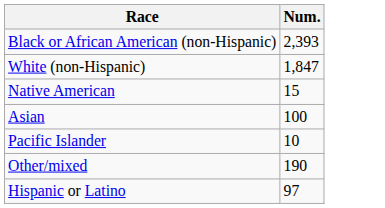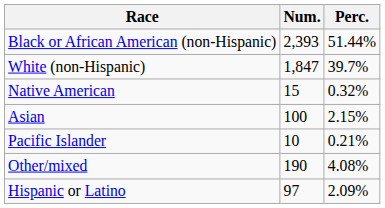+ column: (352, 16)
